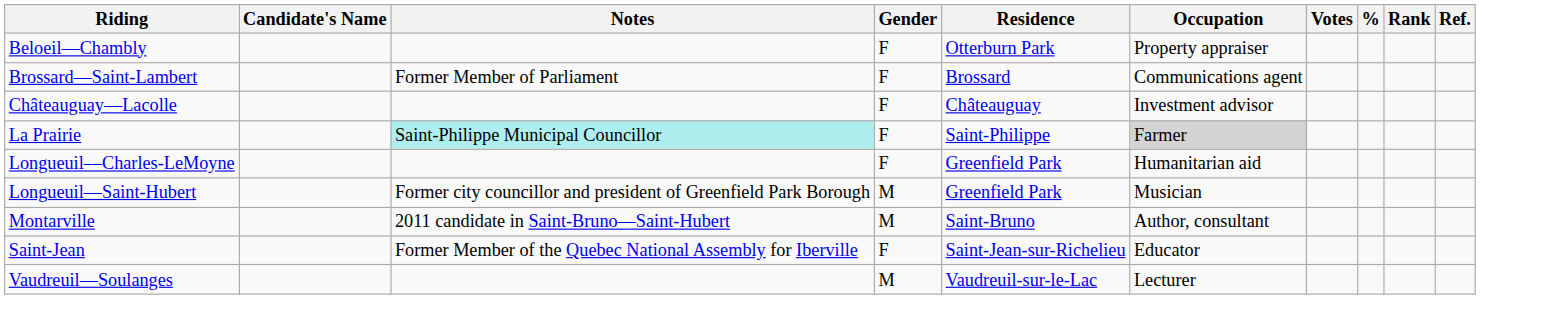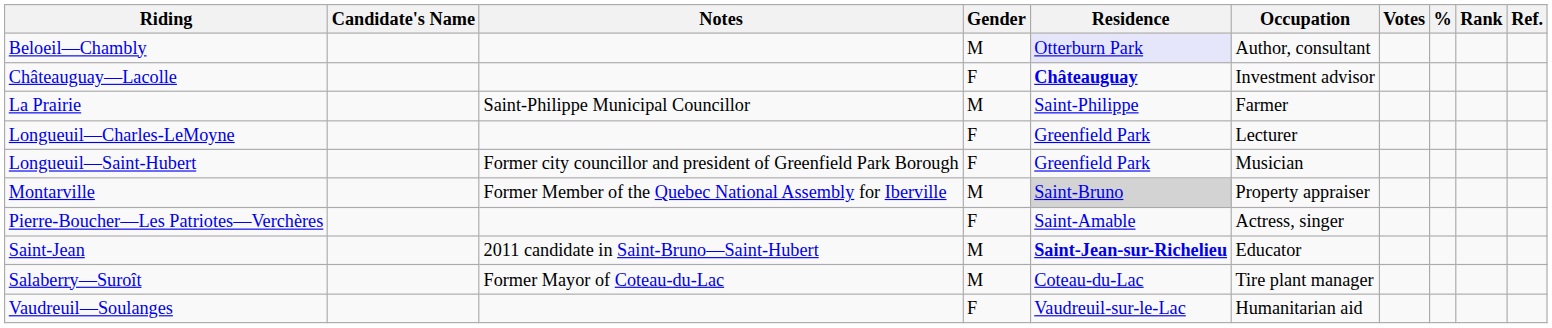(884, 47) F -> (975, 47) M
(1000, 47) no background -> (1089, 47) lavender background
(1201, 47) Property appraiser -> (1303, 47) Author, consultant
- row: (103, 76)
(993, 105) normal -> (1086, 76) bold
(528, 134) paleturquoise background -> (617, 105) no background
(884, 134) F -> (975, 105) M
(1160, 134) lightgrey background -> (1262, 105) no background
(1198, 163) Humanitarian aid -> (1266, 134) Lecturer
(887, 192) M -> (972, 163) F
(562, 221) 2011 candidate in Saint-Bruno—Saint-Hubert -> (715, 192) Former Member of the Quebec National Assembly for Iberville
(990, 221) no background -> (1079, 192) lightgrey background
(1201, 221) Author, consultant -> (1303, 192) Property appraiser
+ row: (166, 221)
(626, 250) Former Member of the Quebec National Assembly for Iberville -> (651, 250) 2011 candidate in Saint-Bruno—Saint-Hubert
(884, 250) F -> (975, 250) M
(1036, 250) normal -> (1131, 250) bold
+ row: (75, 279)
(887, 279) M -> (972, 308) F
(1165, 279) Lecturer -> (1299, 308) Humanitarian aid
